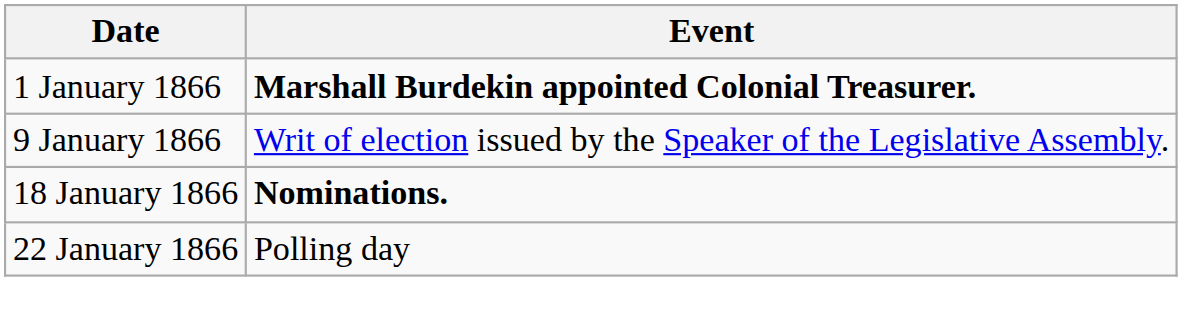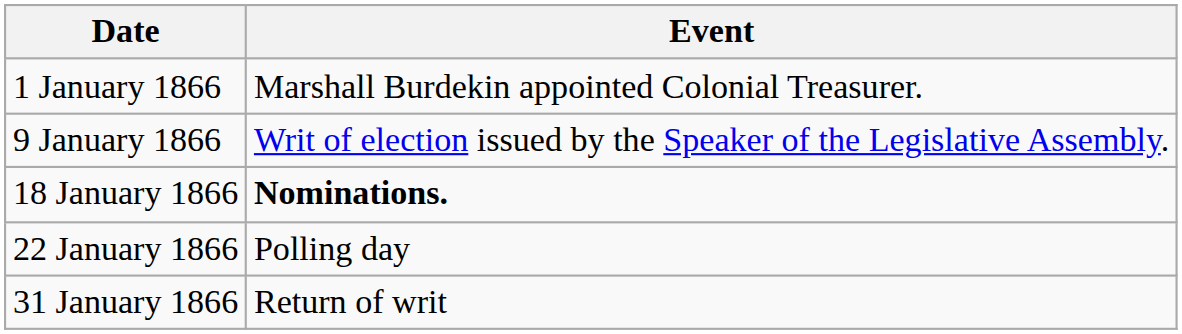(615, 85) bold -> (589, 85) normal
+ row: (126, 301)
